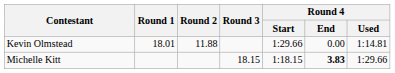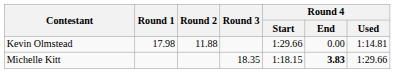(164, 44) 18.01 -> (164, 44) 17.98
(249, 60) 18.15 -> (249, 60) 18.35
